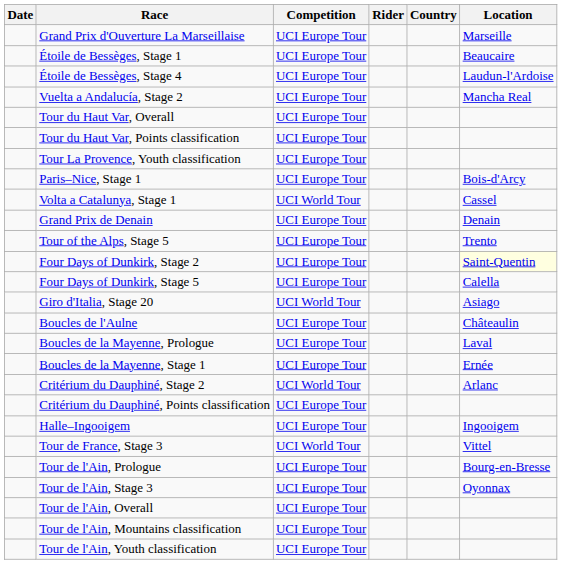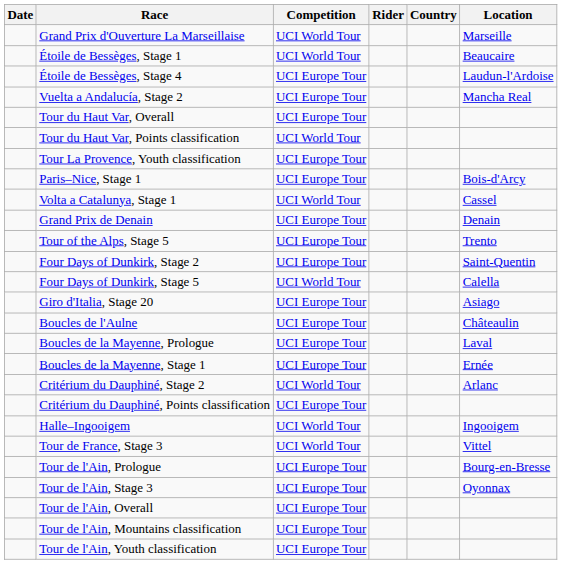(321, 35) UCI Europe Tour -> (318, 35) UCI World Tour
(321, 55) UCI Europe Tour -> (318, 55) UCI World Tour
(321, 138) UCI Europe Tour -> (318, 138) UCI World Tour
(499, 261) lightyellow background -> (499, 261) no background
(321, 281) UCI Europe Tour -> (318, 281) UCI World Tour
(318, 302) UCI World Tour -> (321, 302) UCI Europe Tour
(321, 425) UCI Europe Tour -> (318, 425) UCI World Tour
